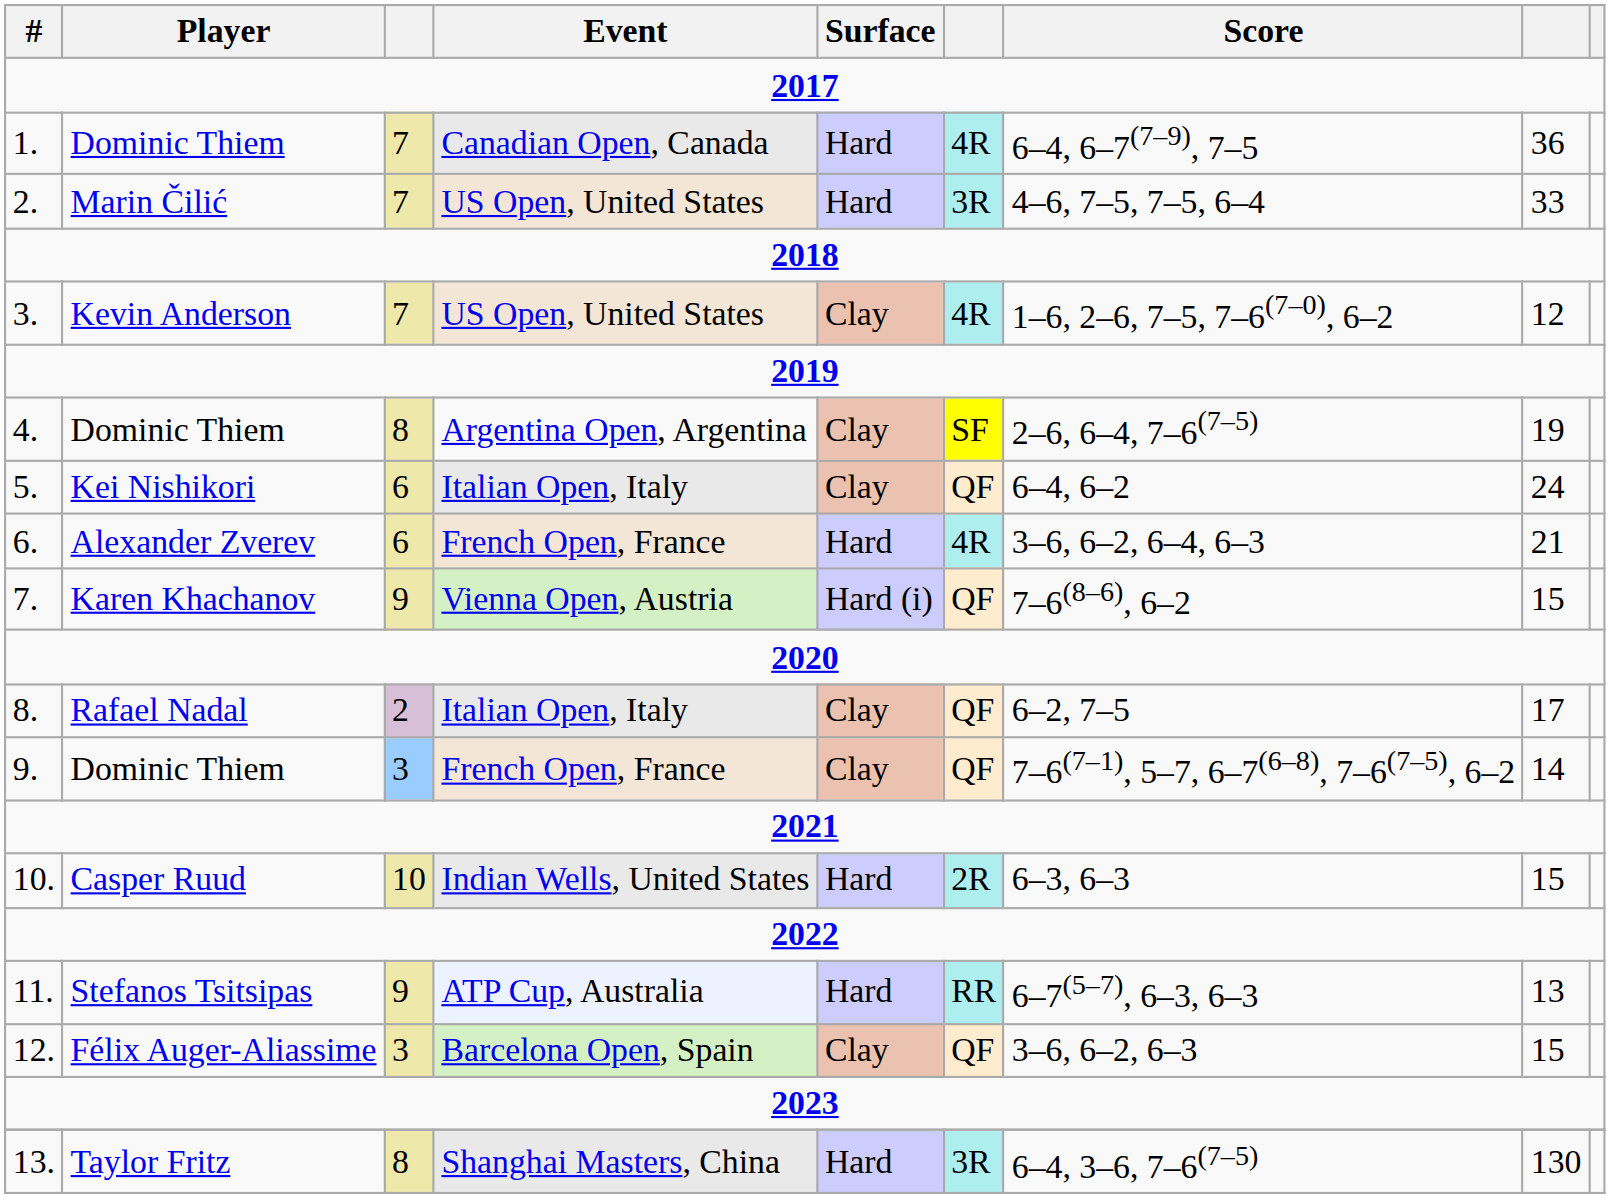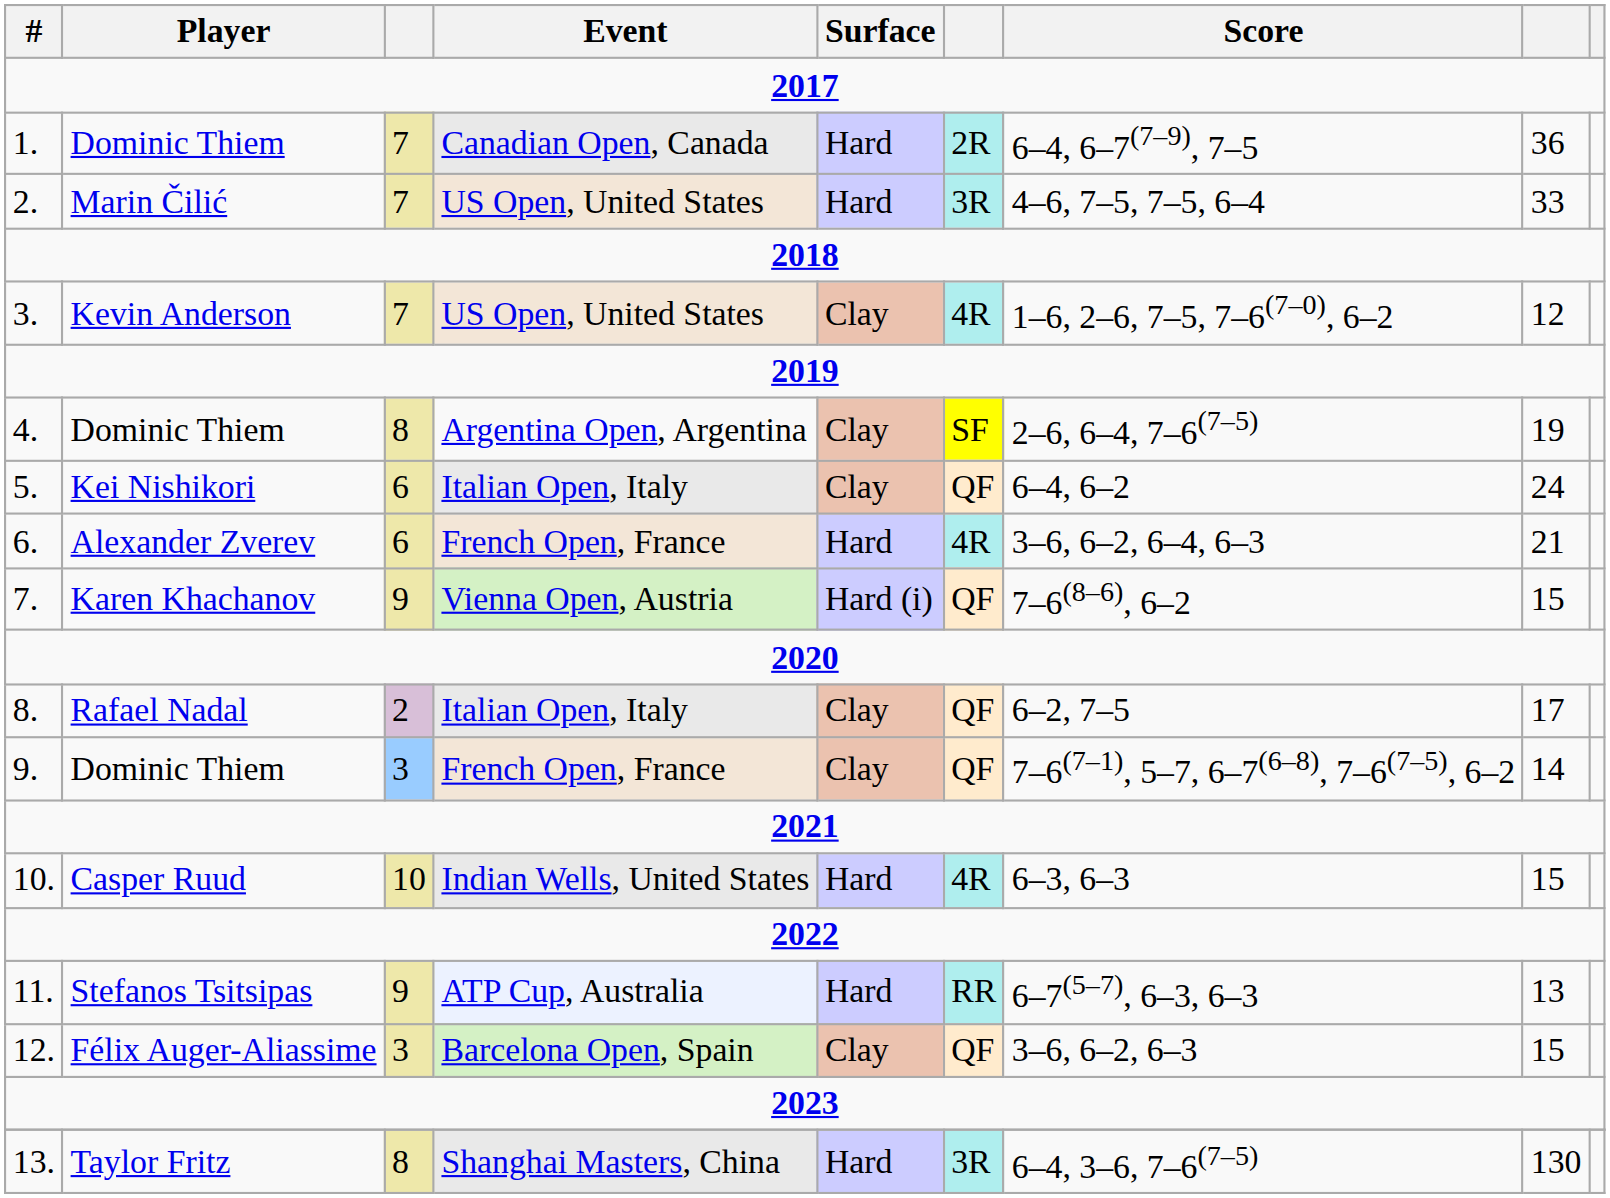(971, 142) 4R -> (971, 142) 2R
(971, 880) 2R -> (971, 880) 4R
